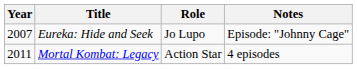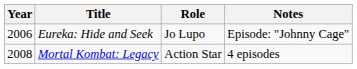(20, 34) 2007 -> (20, 34) 2006
(20, 53) 2011 -> (20, 53) 2008
